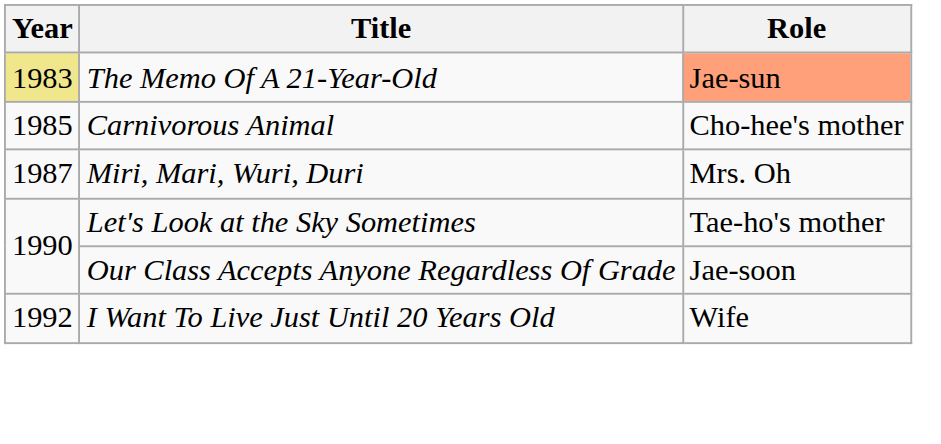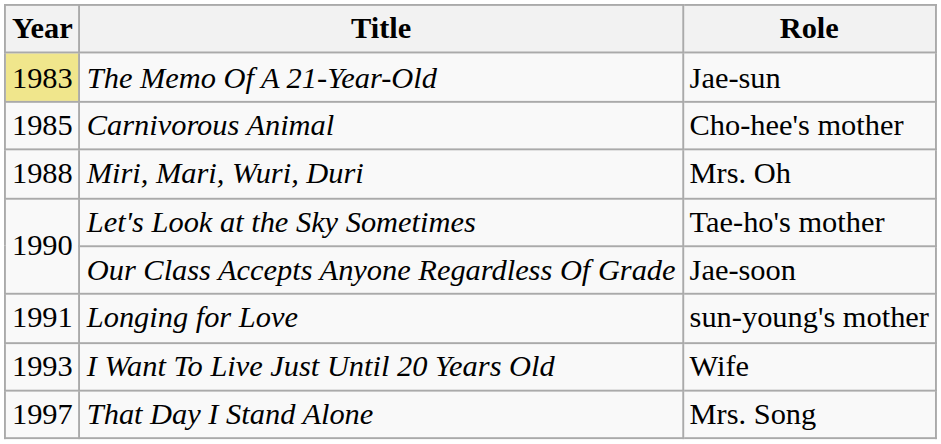(735, 76) lightsalmon background -> (735, 76) no background
(42, 173) 1987 -> (42, 173) 1988
+ row: (192, 317)
(42, 317) 1992 -> (42, 366) 1993
+ row: (230, 414)
